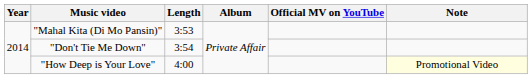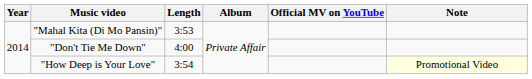(184, 47) 3:54 -> (184, 47) 4:00
(184, 64) 4:00 -> (184, 64) 3:54
